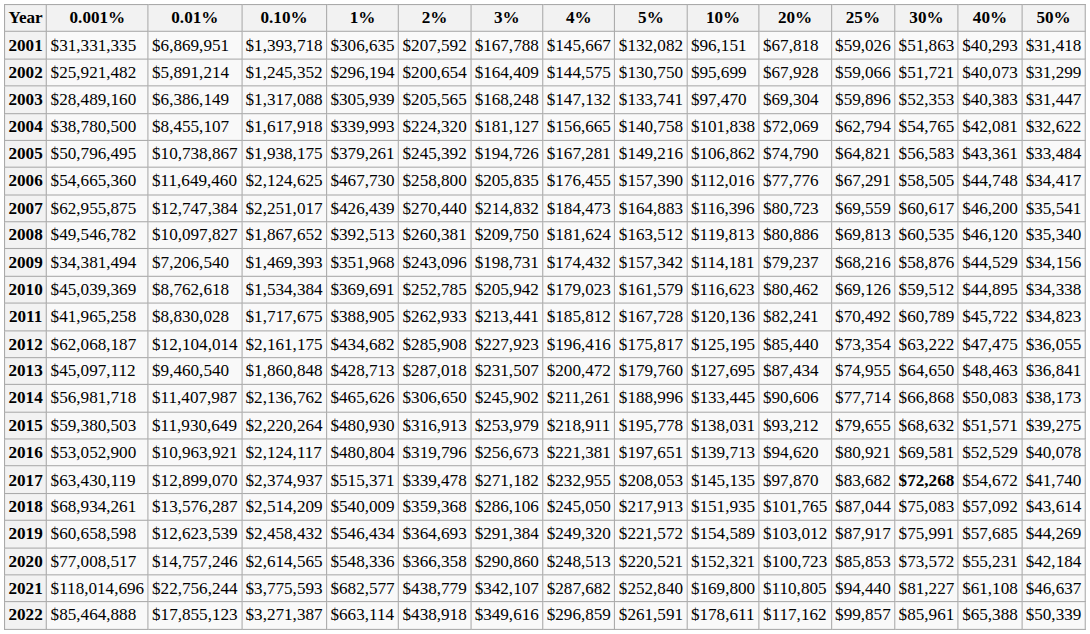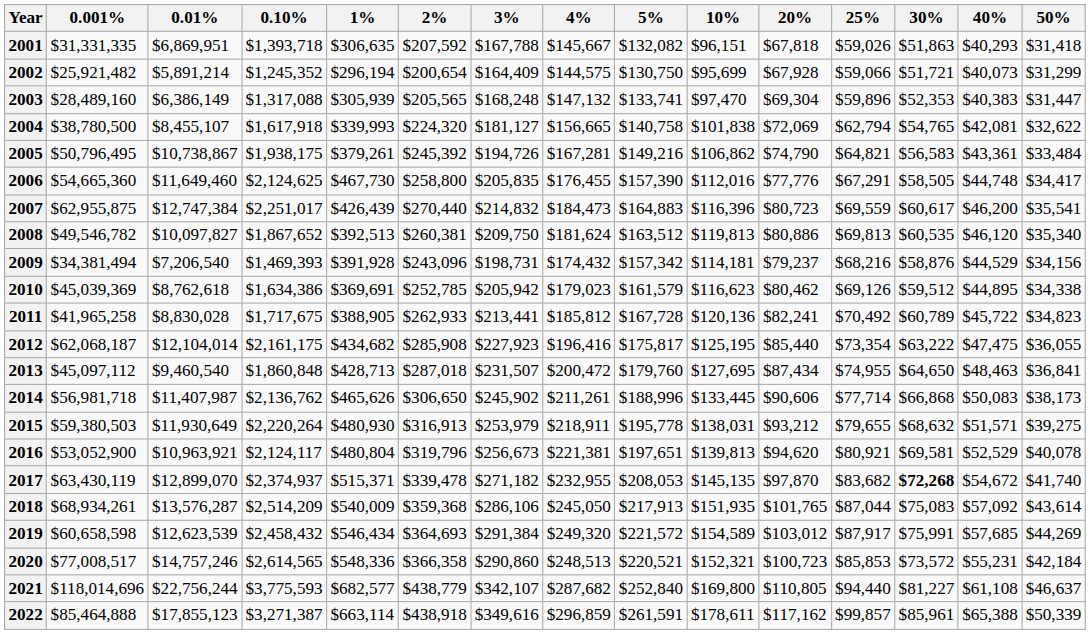(363, 262) $351,968 -> (363, 262) $391,928
(284, 289) $1,534,384 -> (284, 289) $1,634,386
(723, 452) $139,713 -> (723, 452) $139,813
